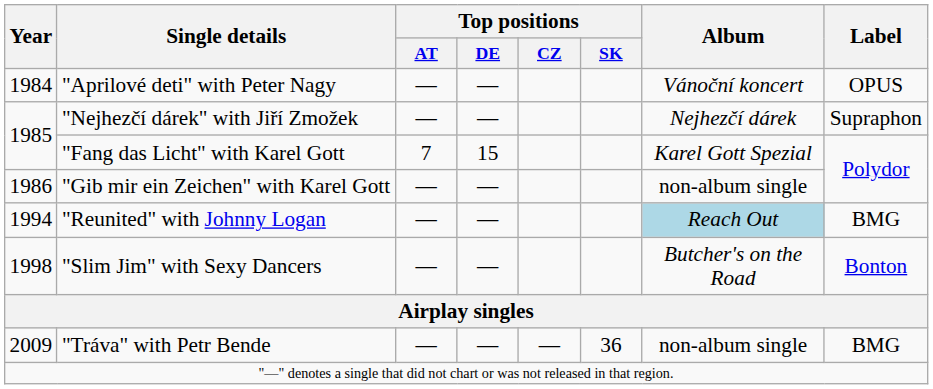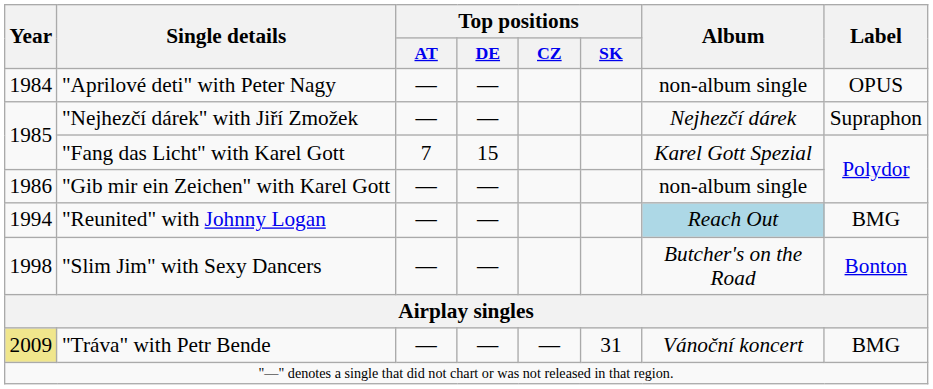(733, 84) Vánoční koncert -> (733, 84) non-album single
(31, 344) no background -> (31, 344) khaki background
(611, 344) 36 -> (611, 344) 31
(733, 344) non-album single -> (733, 344) Vánoční koncert
